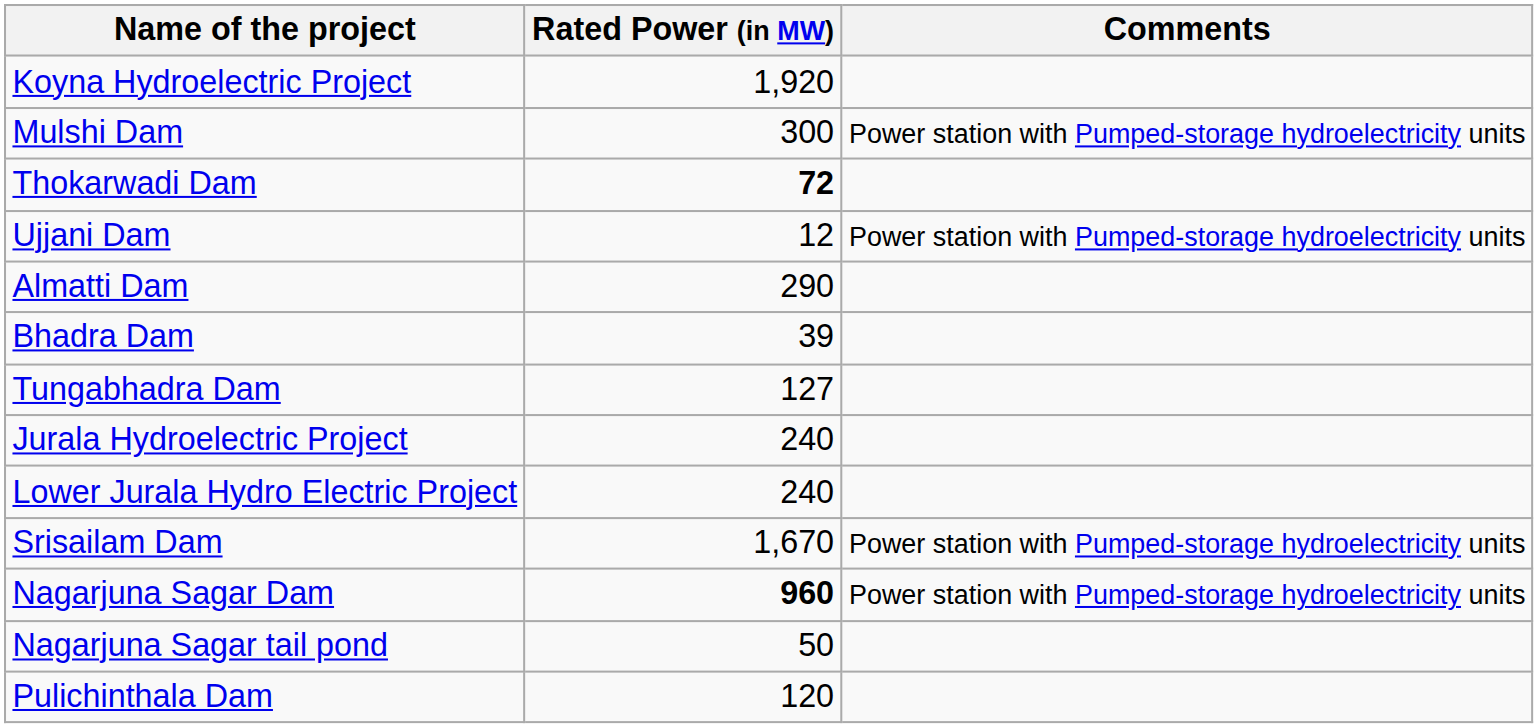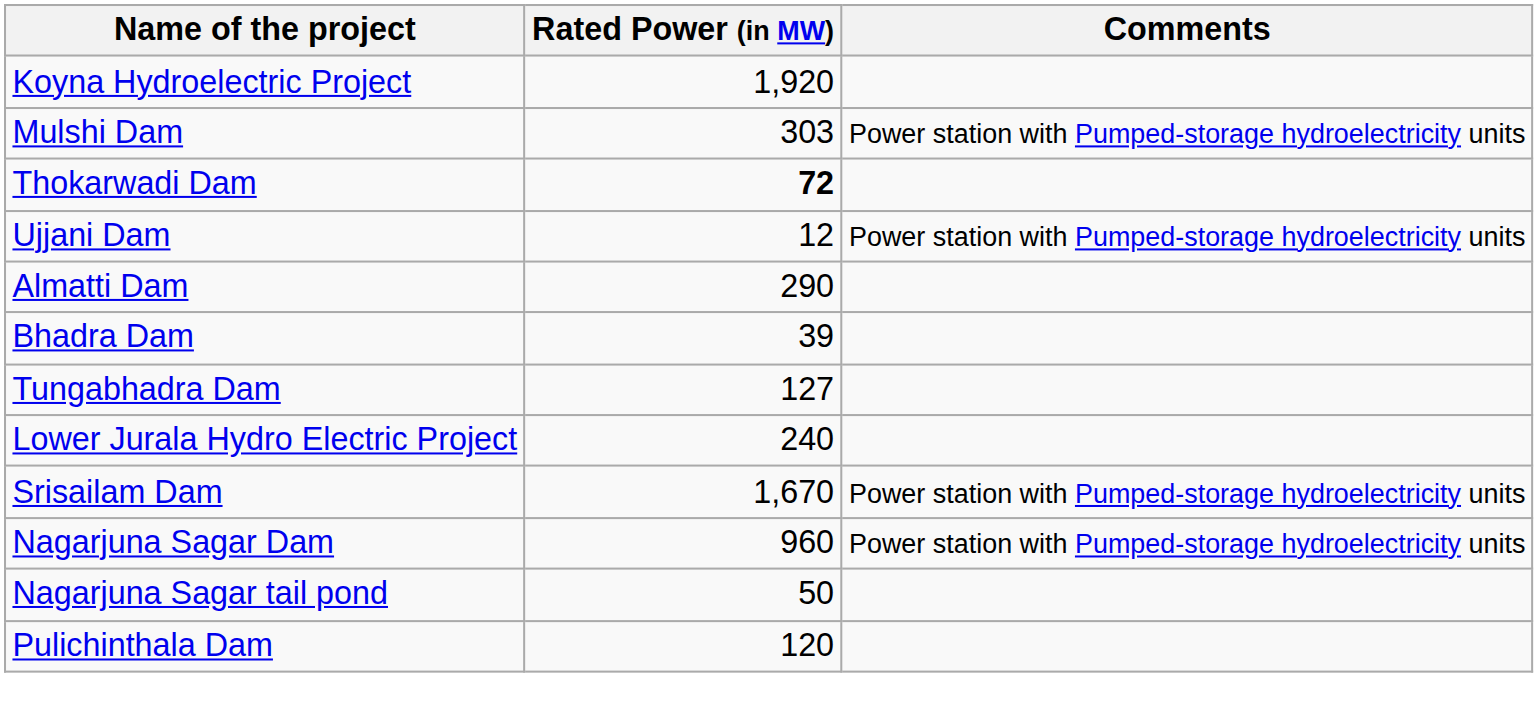(807, 132) 300 -> (807, 132) 303
- row: (210, 440)
(807, 593) bold -> (807, 542) normal
